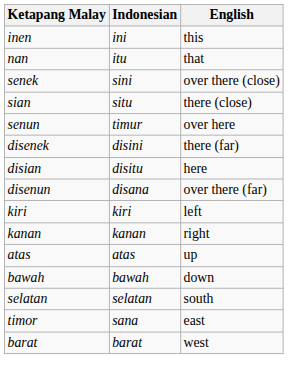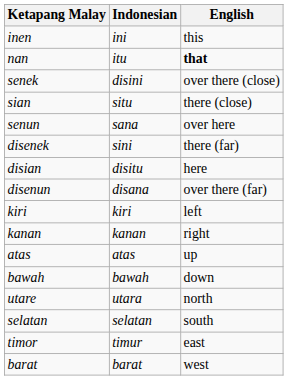(194, 59) normal -> (195, 59) bold
(122, 80) sini -> (127, 80) disini
(127, 124) timur -> (125, 124) sana
(127, 146) disini -> (122, 146) sini
+ row: (22, 299)
(125, 320) sana -> (127, 342) timur
